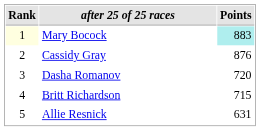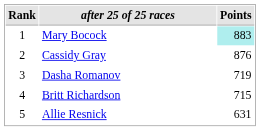(22, 35) lightyellow background -> (22, 35) no background
(243, 75) 720 -> (243, 75) 719
